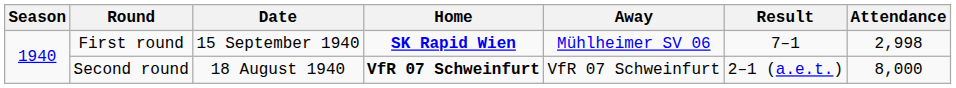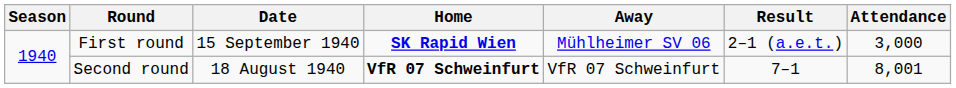(785, 44) 7–1 -> (785, 44) 2–1 (a.e.t.)
(899, 44) 2,998 -> (899, 44) 3,000
(785, 70) 2–1 (a.e.t.) -> (785, 70) 7–1
(899, 70) 8,000 -> (899, 70) 8,001
